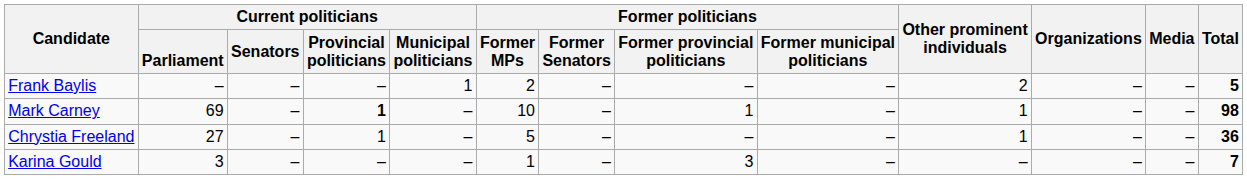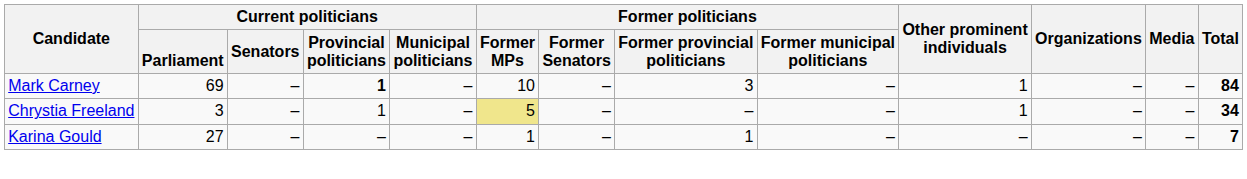- row: (52, 85)
(749, 111) 1 -> (749, 85) 3
(1230, 111) 98 -> (1230, 85) 84
(215, 136) 27 -> (219, 111) 3
(531, 136) no background -> (531, 111) khaki background
(1230, 136) 36 -> (1230, 111) 34
(219, 162) 3 -> (215, 136) 27
(749, 162) 3 -> (749, 136) 1
